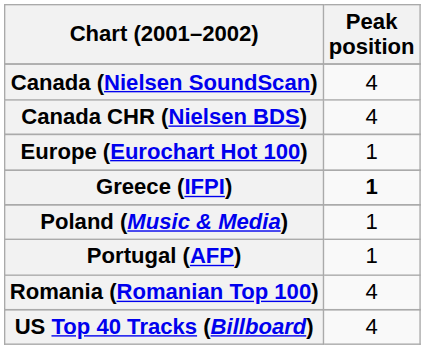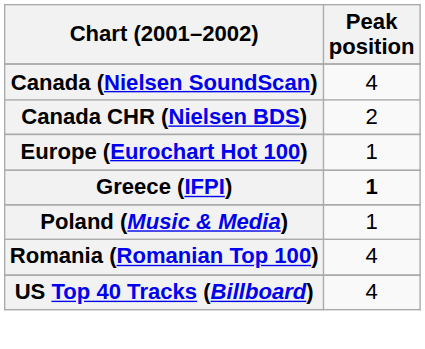(372, 116) 4 -> (372, 116) 2
- row: (164, 256)
